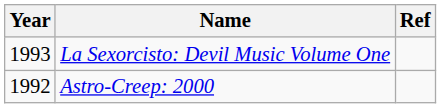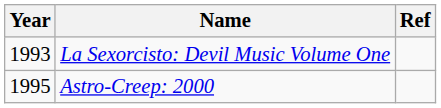(30, 86) 1992 -> (30, 86) 1995
